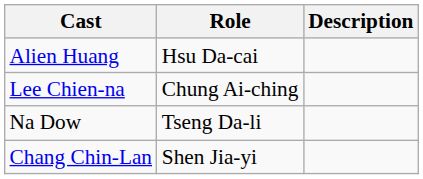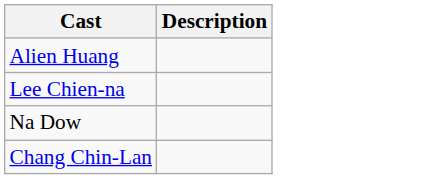- column: (230, 21)
